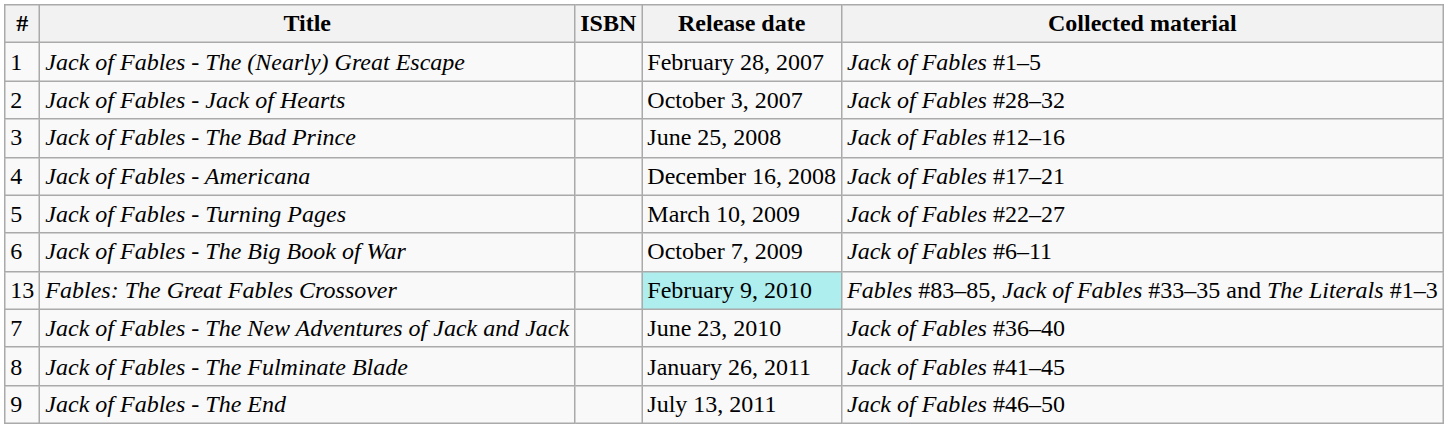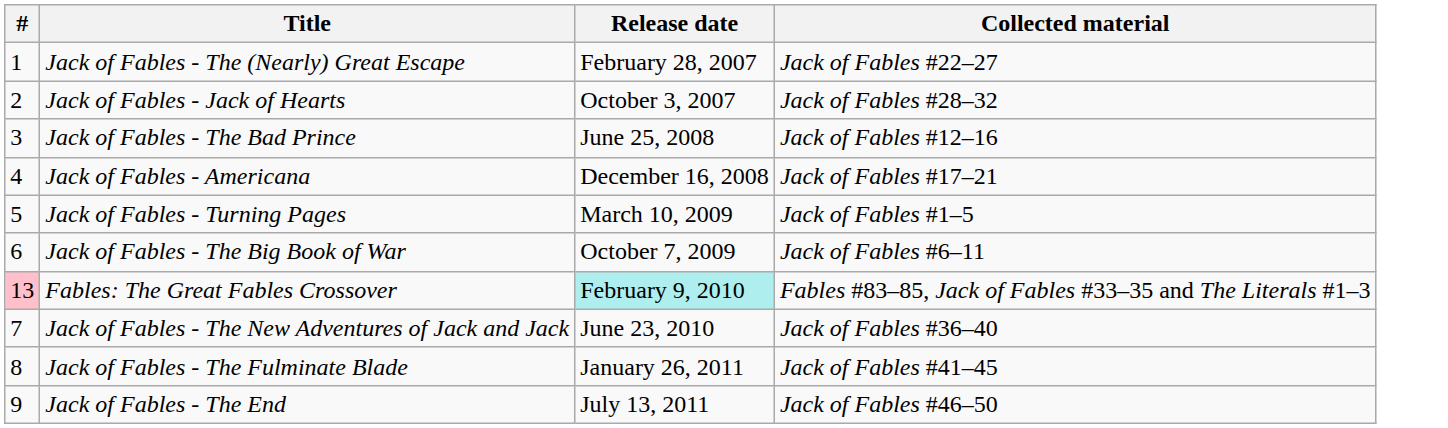- column: (608, 23)
(944, 61) Jack of Fables #1–5 -> (889, 61) Jack of Fables #22–27
(956, 213) Jack of Fables #22–27 -> (877, 213) Jack of Fables #1–5
(22, 289) no background -> (22, 289) pink background
